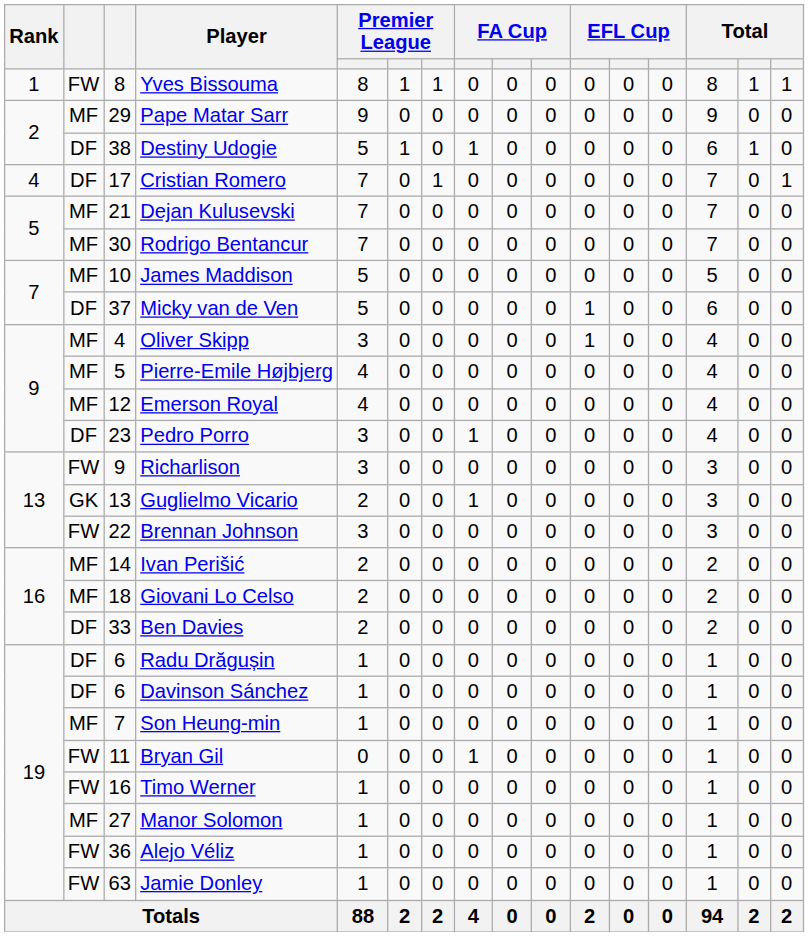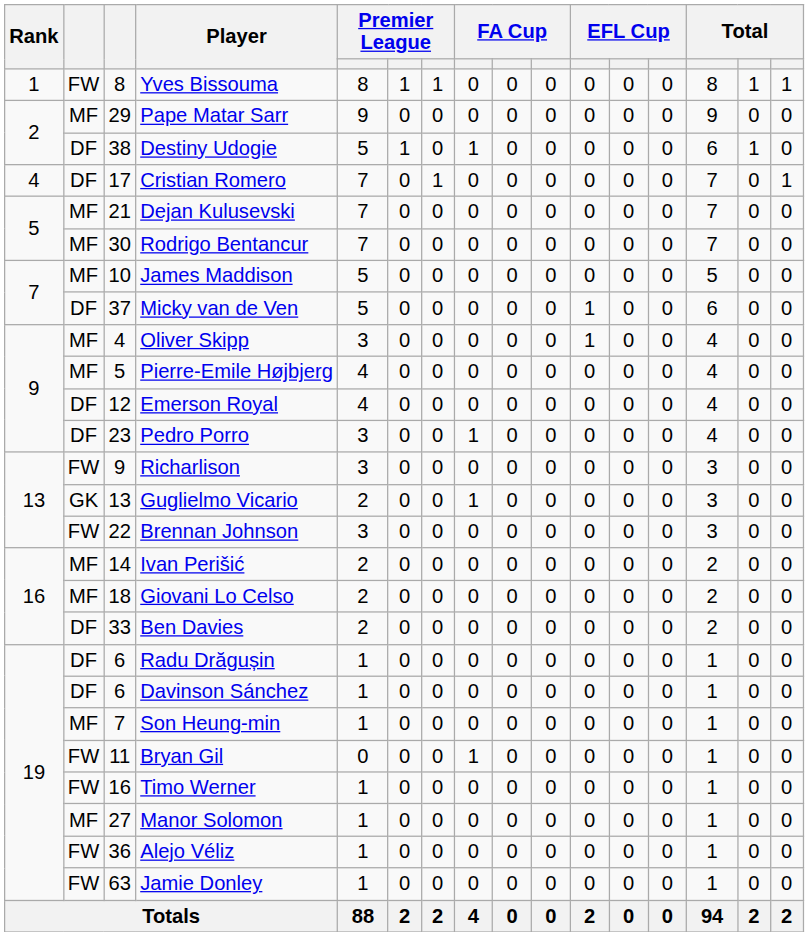(84, 404) MF -> (84, 404) DF
